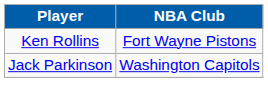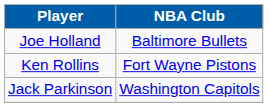+ row: (60, 41)
